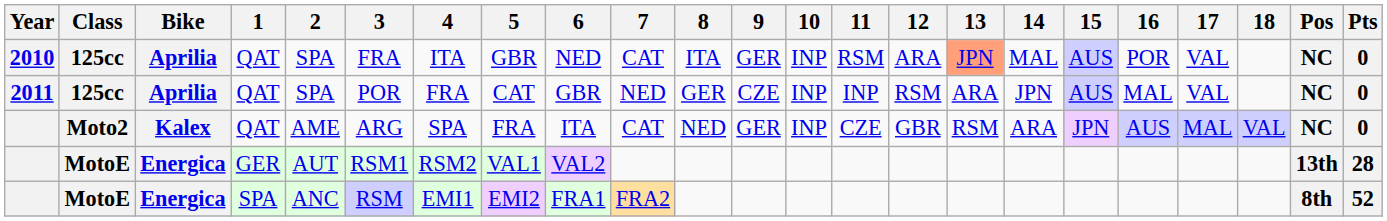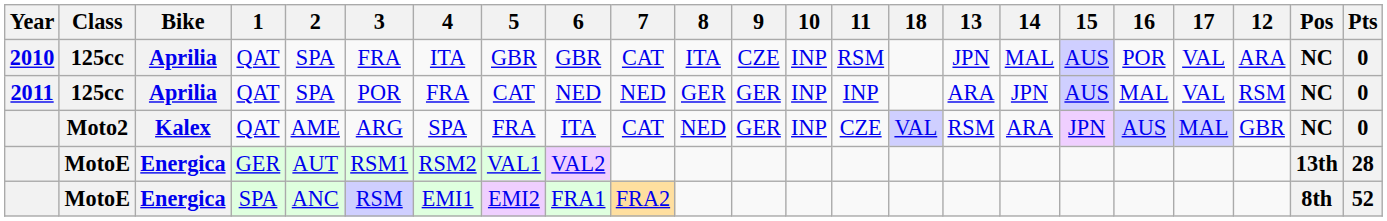columns swapped: (918, 22) <-> (1264, 22)
(578, 57) NED -> (578, 57) GBR
(759, 57) GER -> (759, 57) CZE
(975, 57) lightsalmon background -> (971, 57) no background
(578, 92) GBR -> (578, 92) NED
(759, 92) CZE -> (759, 92) GER
